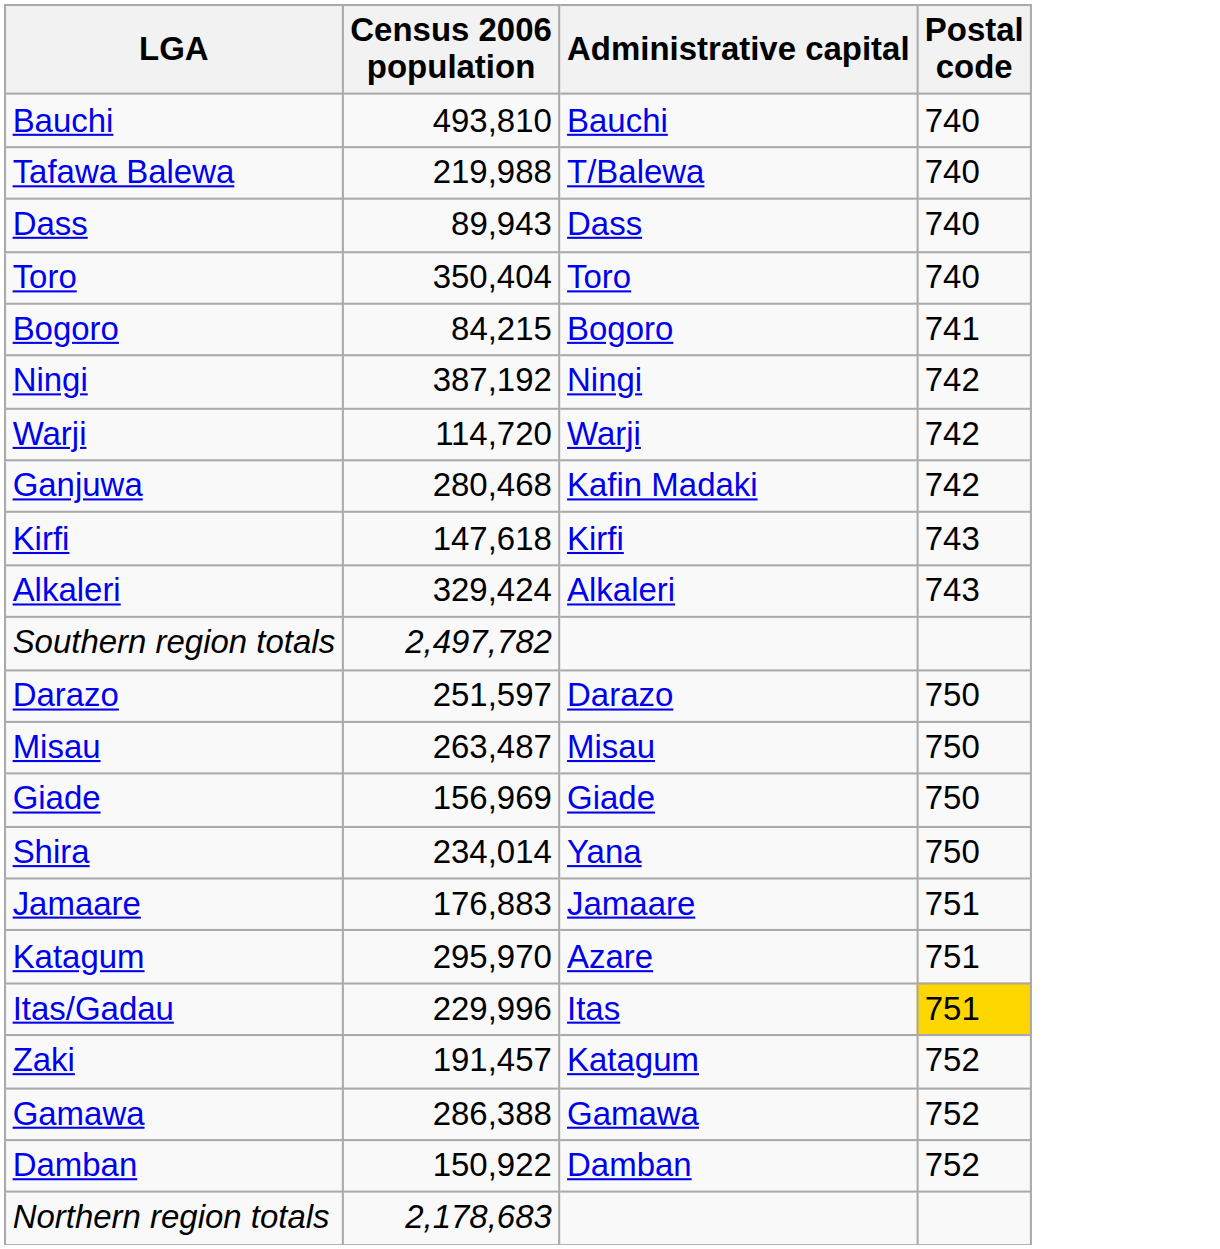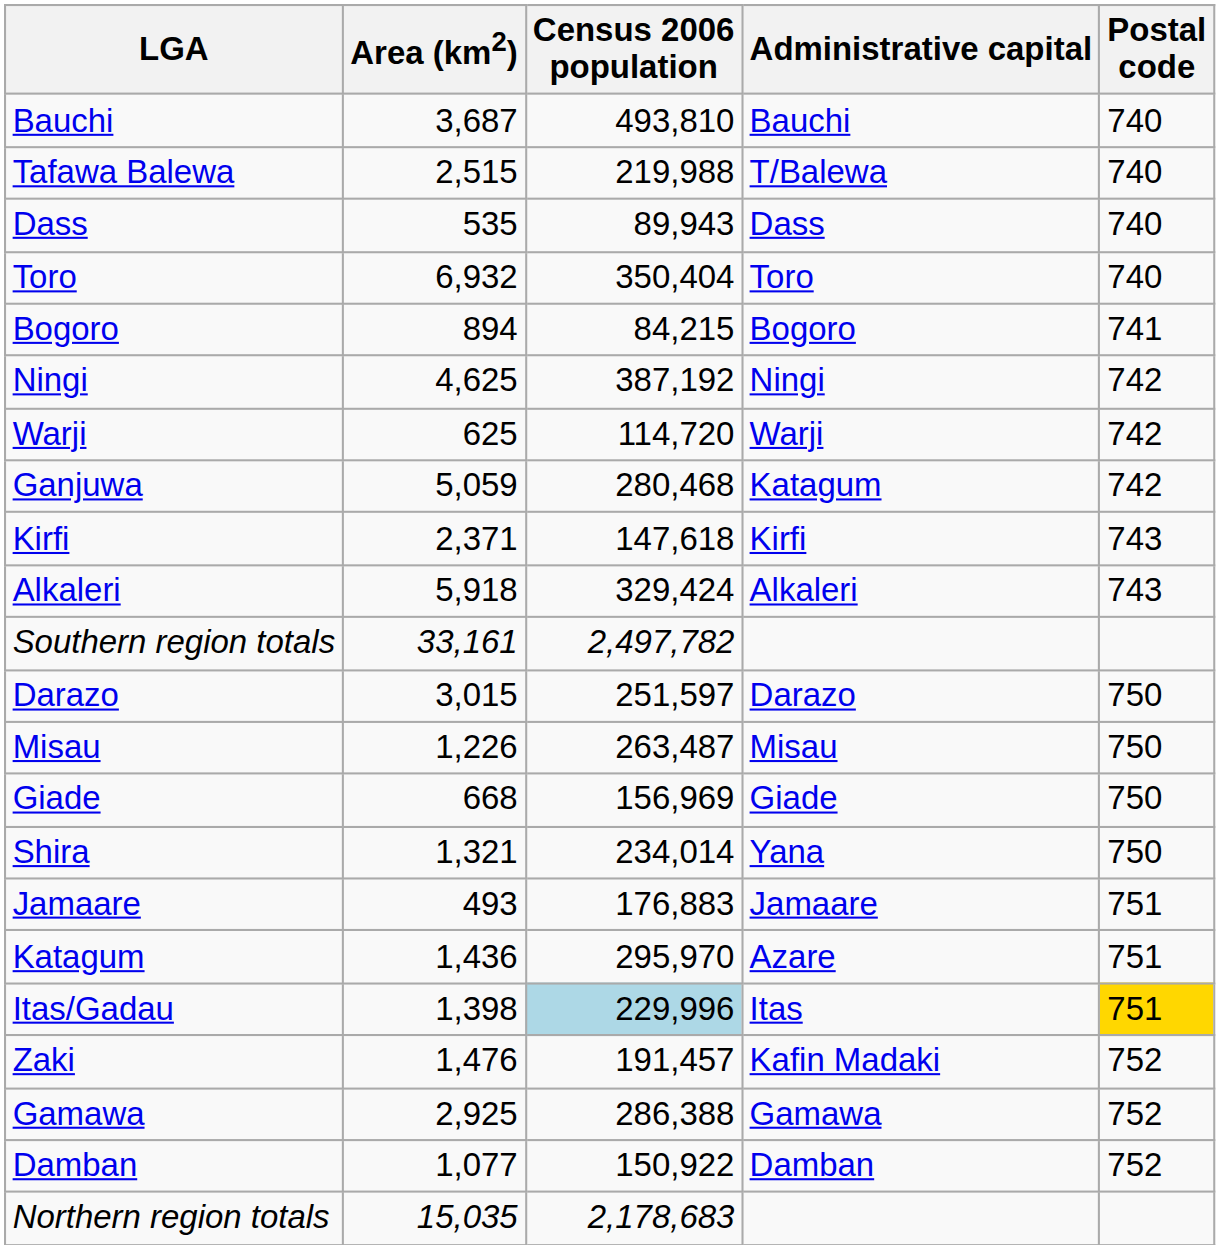+ column: (434, 49)
(662, 485) Kafin Madaki -> (816, 485) Katagum
(492, 1008) no background -> (675, 1008) lightblue background
(633, 1060) Katagum -> (845, 1060) Kafin Madaki
